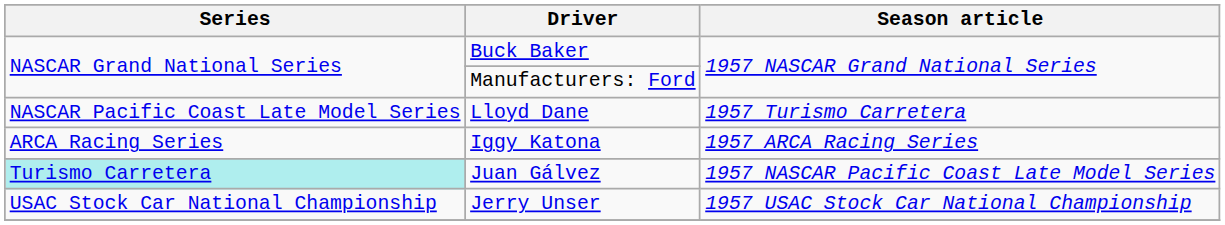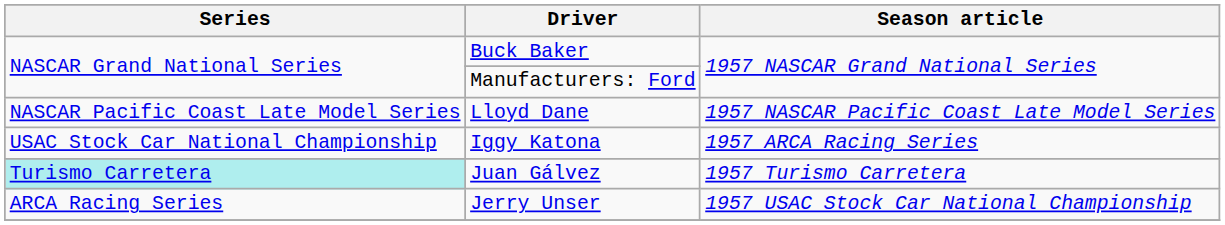(836, 112) 1957 Turismo Carretera -> (960, 112) 1957 NASCAR Pacific Coast Late Model Series
(116, 143) ARCA Racing Series -> (223, 143) USAC Stock Car National Championship
(960, 174) 1957 NASCAR Pacific Coast Late Model Series -> (836, 174) 1957 Turismo Carretera
(223, 204) USAC Stock Car National Championship -> (116, 204) ARCA Racing Series
